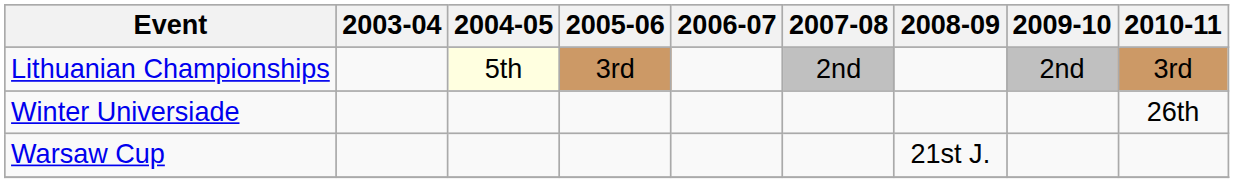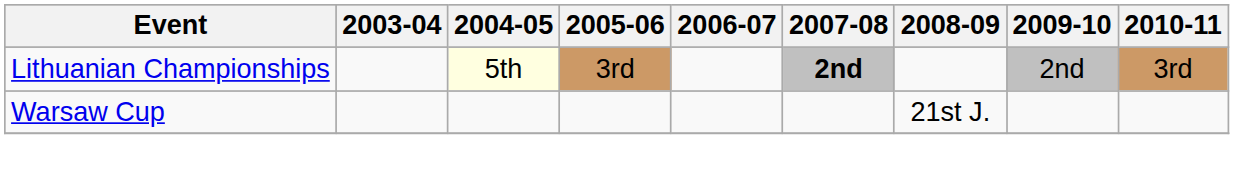(839, 68) normal -> (839, 68) bold
- row: (125, 111)
